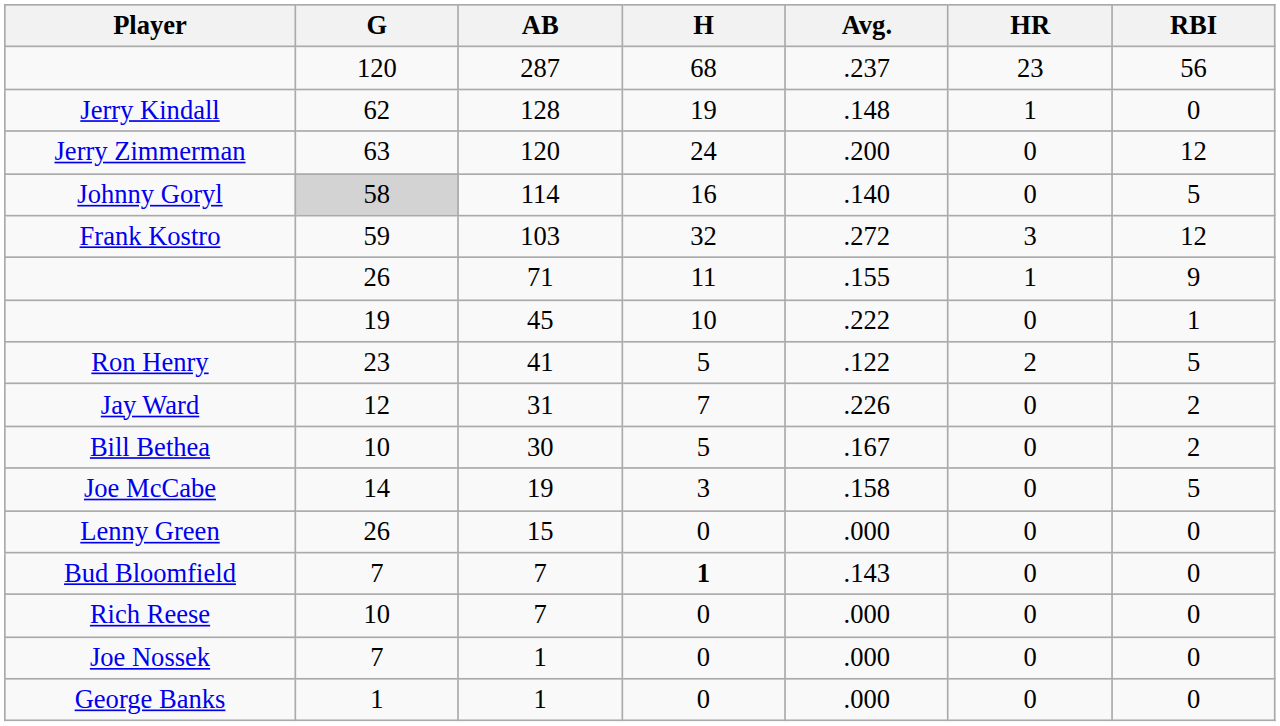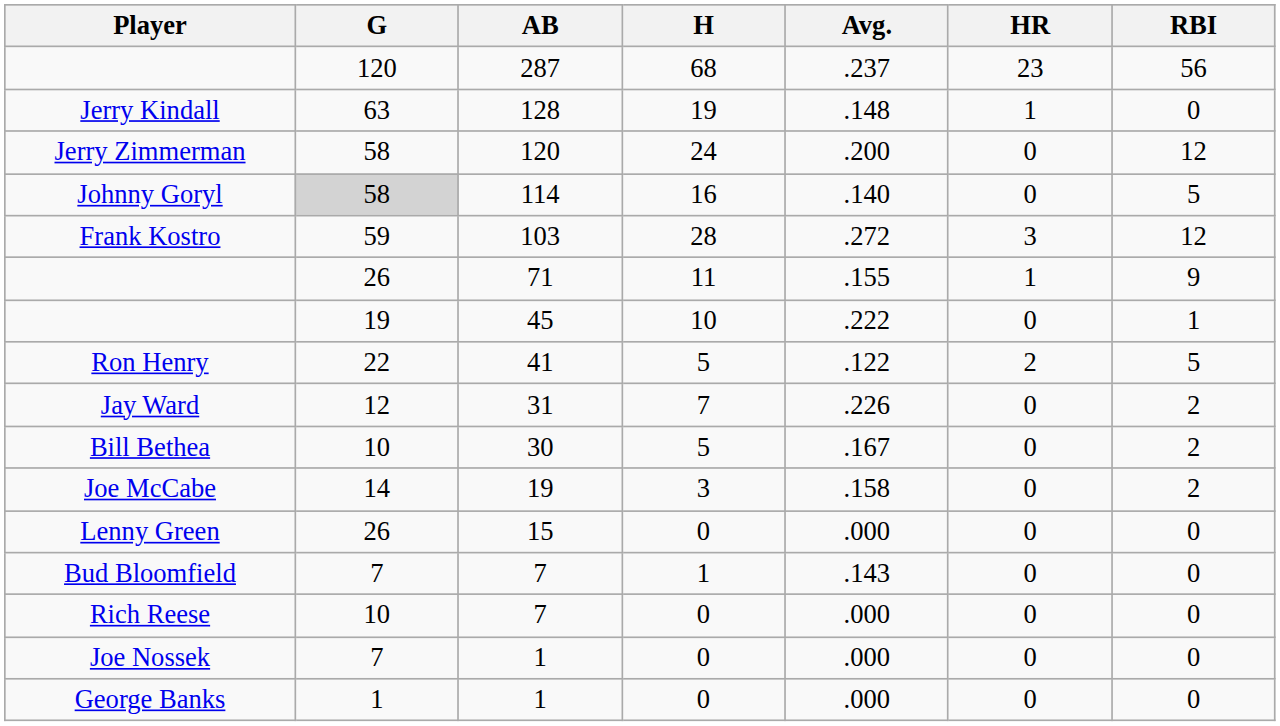(377, 109) 62 -> (377, 109) 63
(377, 151) 63 -> (377, 151) 58
(704, 236) 32 -> (704, 236) 28
(377, 362) 23 -> (377, 362) 22
(1194, 488) 5 -> (1194, 488) 2
(704, 573) bold -> (704, 573) normal
